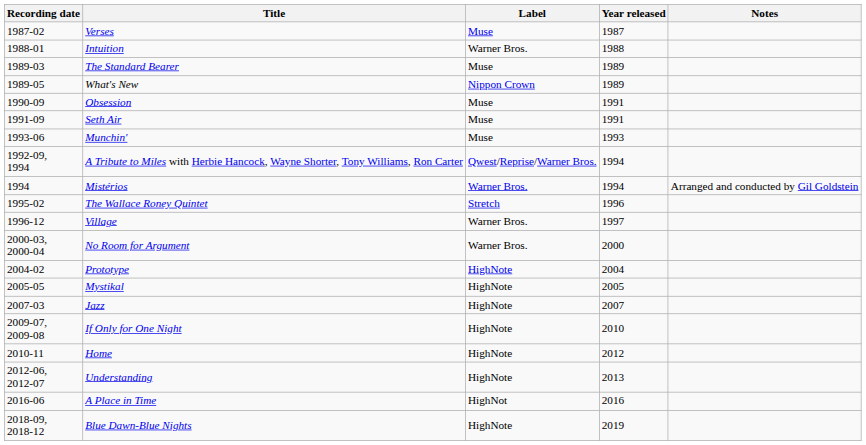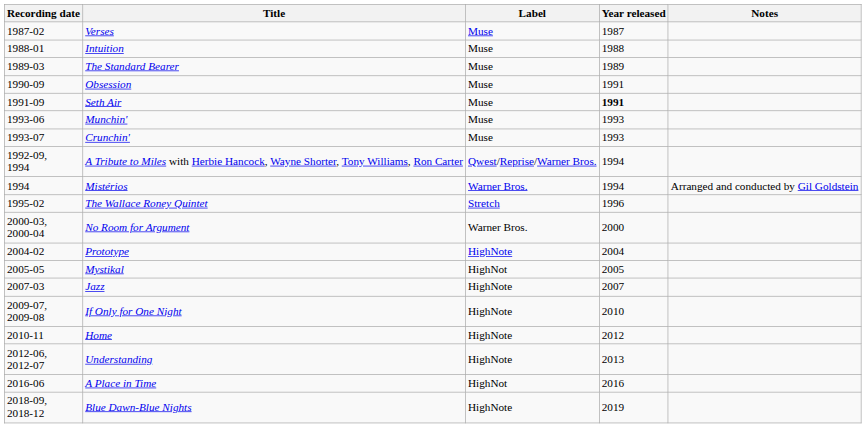(498, 48) Warner Bros. -> (480, 48) Muse
- row: (112, 84)
(613, 119) normal -> (613, 102) bold
+ row: (108, 137)
- row: (101, 221)
(490, 287) HighNote -> (488, 269) HighNot
